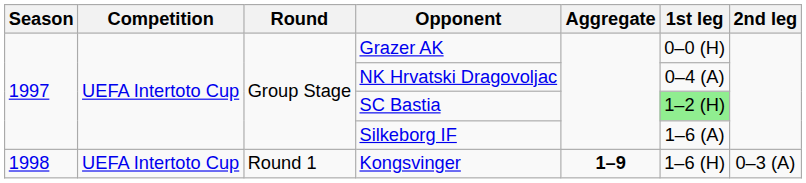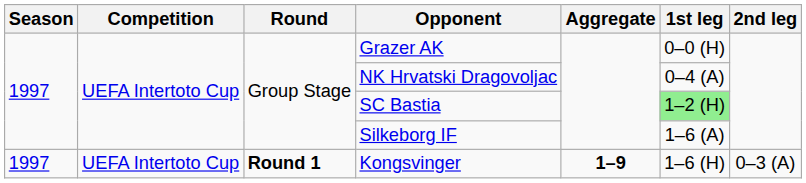(29, 163) 1998 -> (29, 163) 1997
(282, 163) normal -> (284, 163) bold
